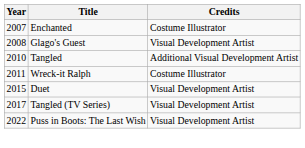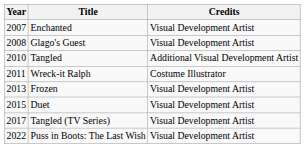(188, 27) Costume Illustrator -> (202, 27) Visual Development Artist
+ row: (44, 89)
